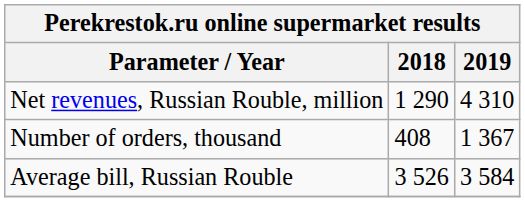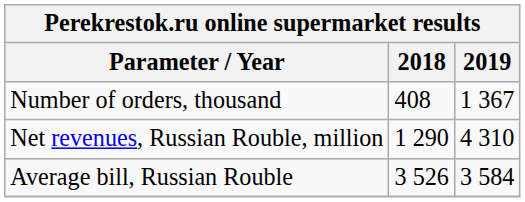rows swapped: (197, 100) <-> (146, 138)
